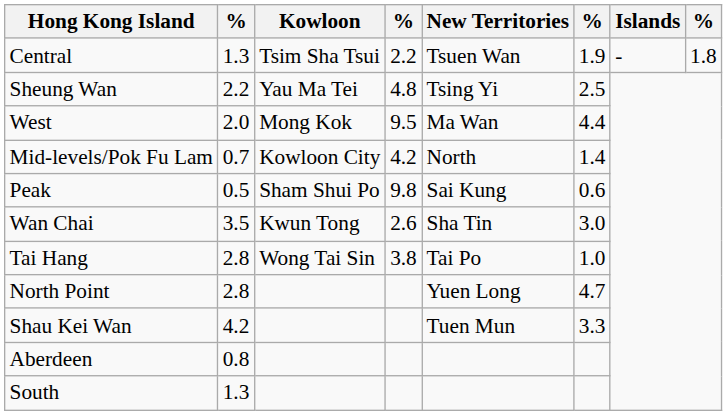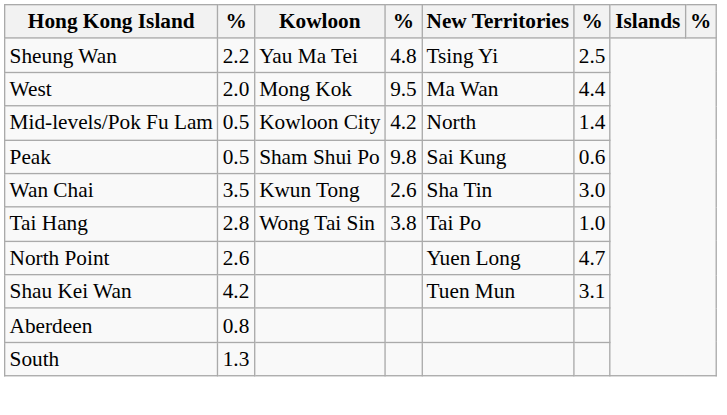- row: (41, 55)
(236, 156) 0.7 -> (236, 122) 0.5
(236, 291) 2.8 -> (236, 257) 2.6
(592, 325) 3.3 -> (592, 291) 3.1
